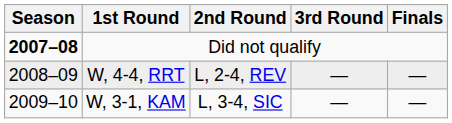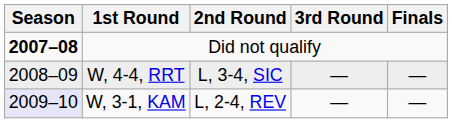(240, 74) L, 2-4, REV -> (240, 74) L, 3-4, SIC
(43, 103) no background -> (43, 103) lavender background
(240, 103) L, 3-4, SIC -> (240, 103) L, 2-4, REV
